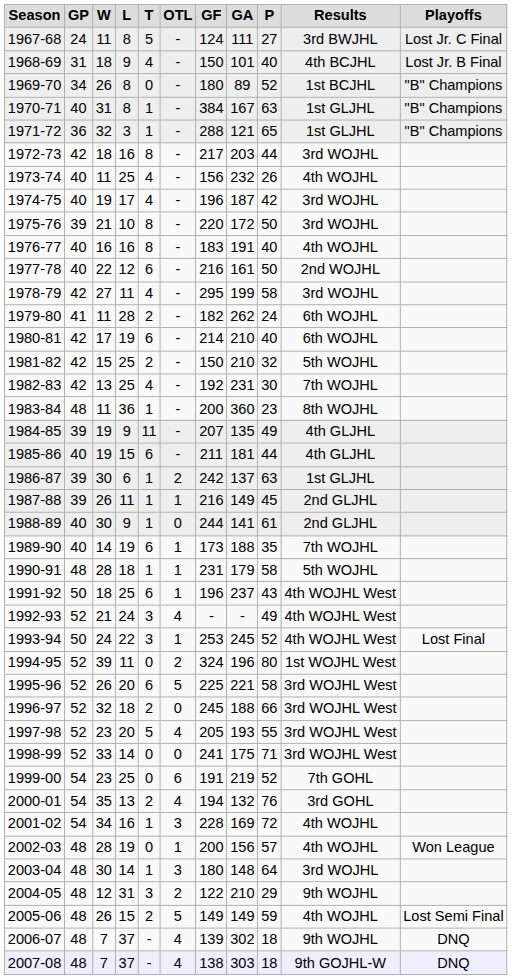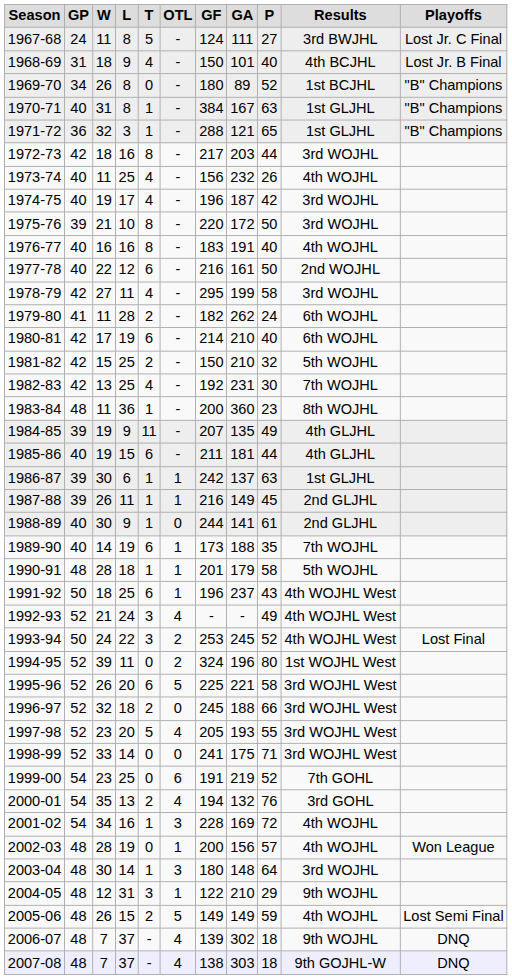(178, 477) 2 -> (178, 477) 1
(211, 570) 231 -> (211, 570) 201
(178, 639) 1 -> (178, 639) 2
(178, 893) 2 -> (178, 893) 1
